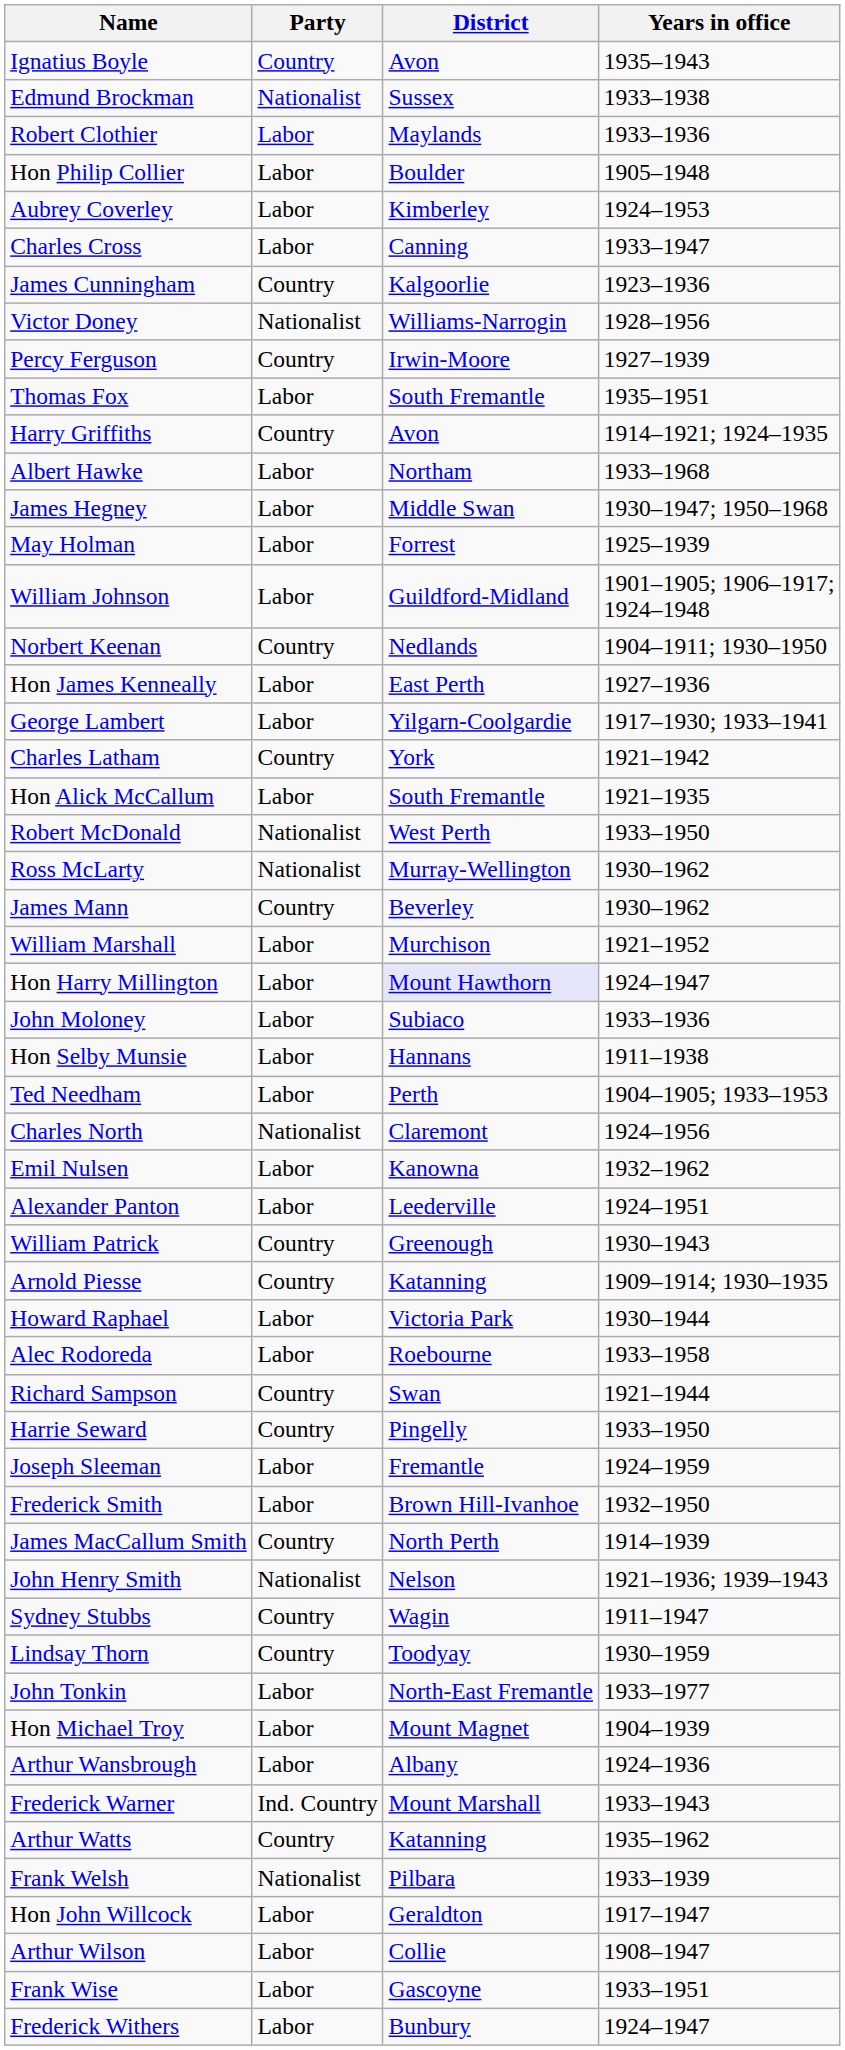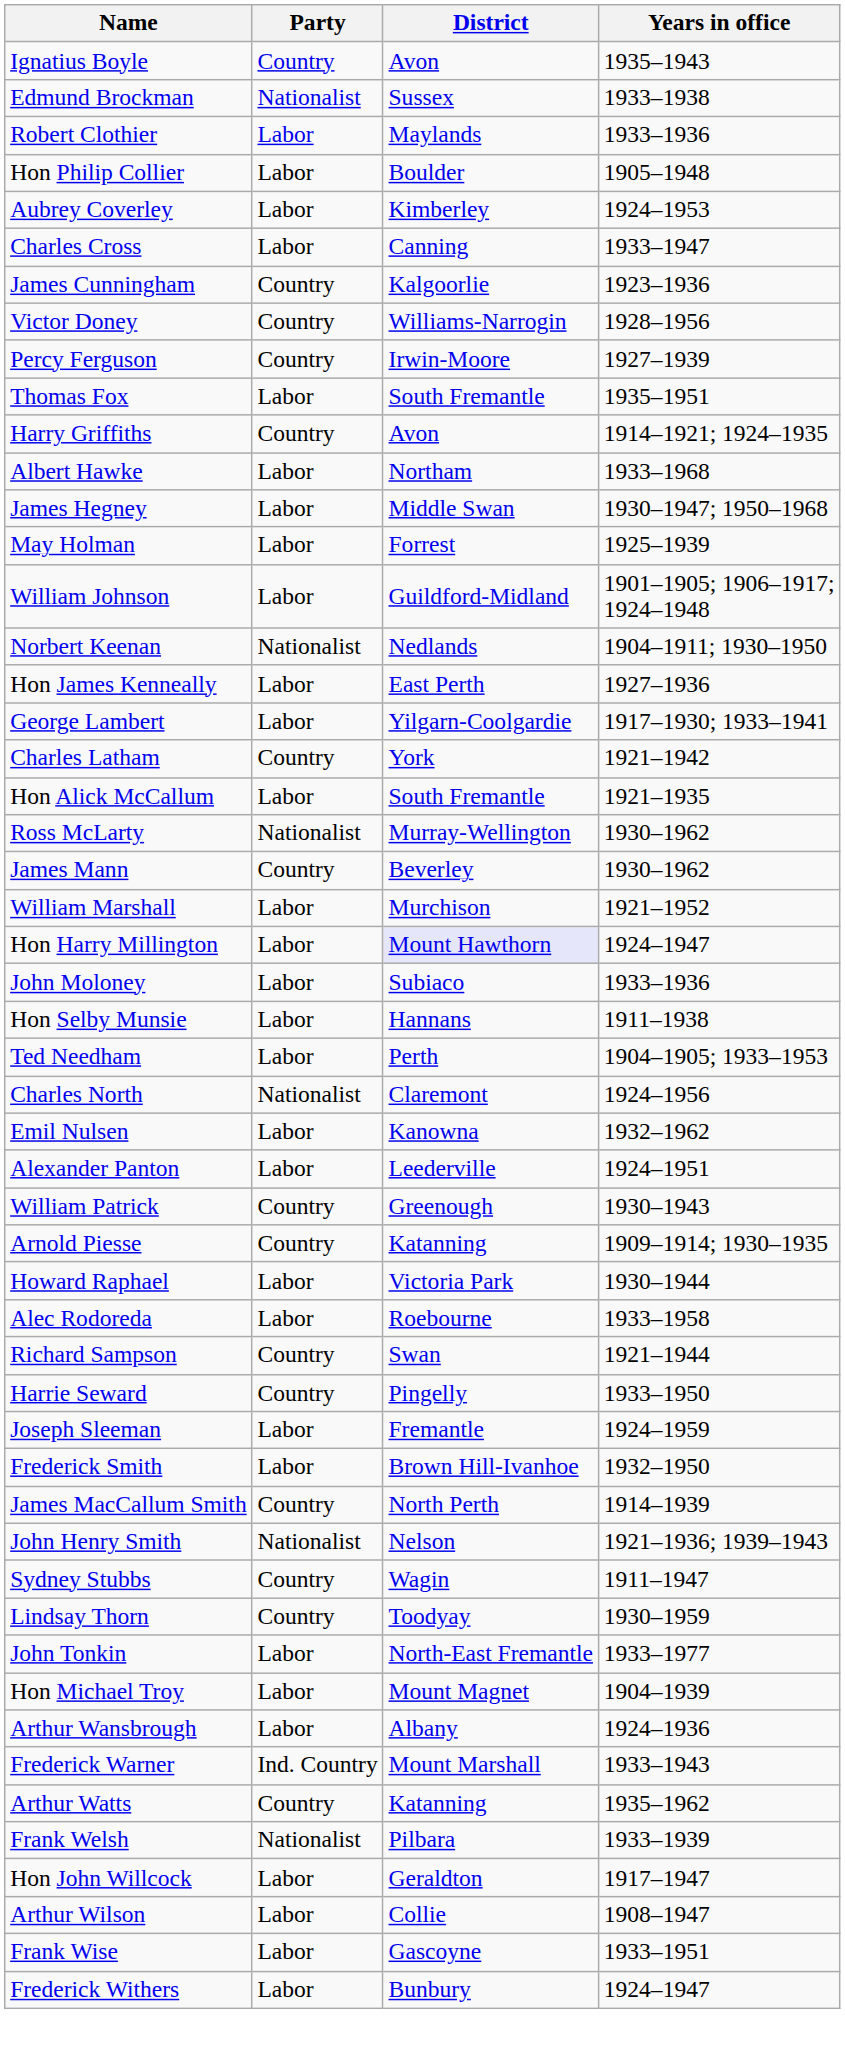(309, 321) Nationalist -> (296, 321) Country
(296, 646) Country -> (309, 646) Nationalist
- row: (95, 832)
